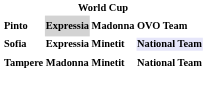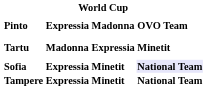(67, 26) lightgrey background -> (67, 26) no background
+ row: (16, 48)
(67, 62) Madonna -> (67, 80) Expressia
